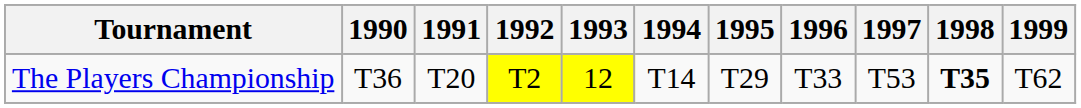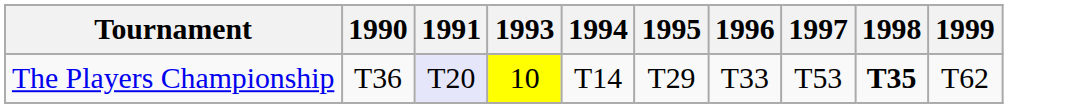- column: (525, 29)
(451, 78) no background -> (451, 78) lavender background
(598, 78) 12 -> (525, 78) 10
